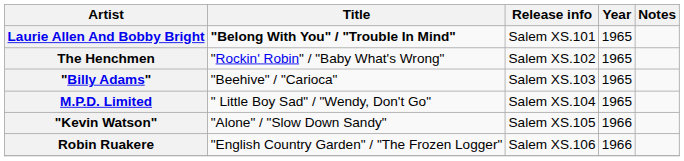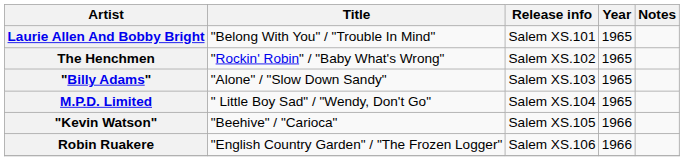(333, 36) bold -> (323, 36) normal
(274, 79) "Beehive" / "Carioca" -> (299, 79) "Alone" / "Slow Down Sandy"
(299, 123) "Alone" / "Slow Down Sandy" -> (274, 123) "Beehive" / "Carioca"
